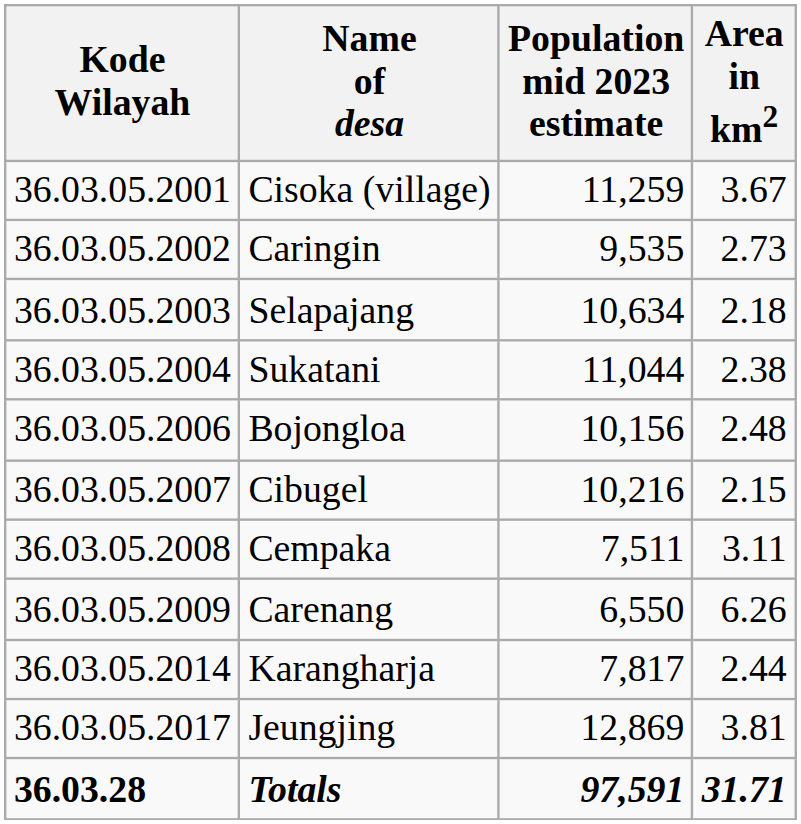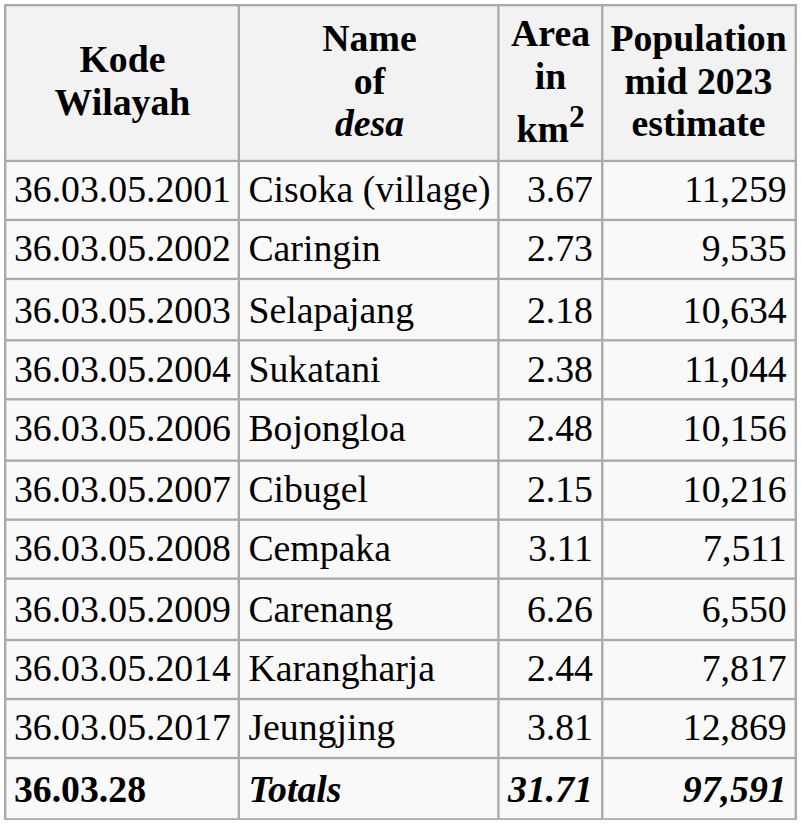columns swapped: (744, 82) <-> (596, 82)
